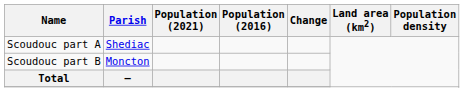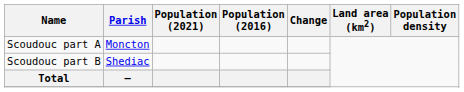(128, 44) Shediac -> (128, 44) Moncton
(128, 61) Moncton -> (128, 61) Shediac
